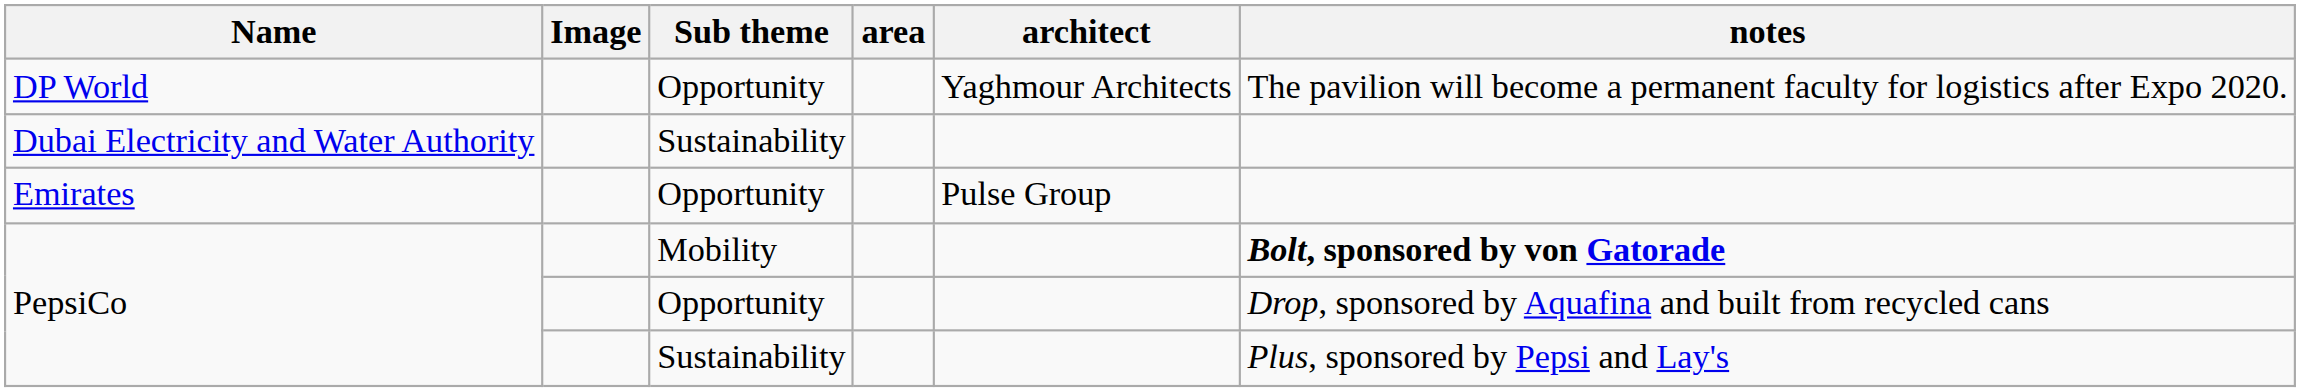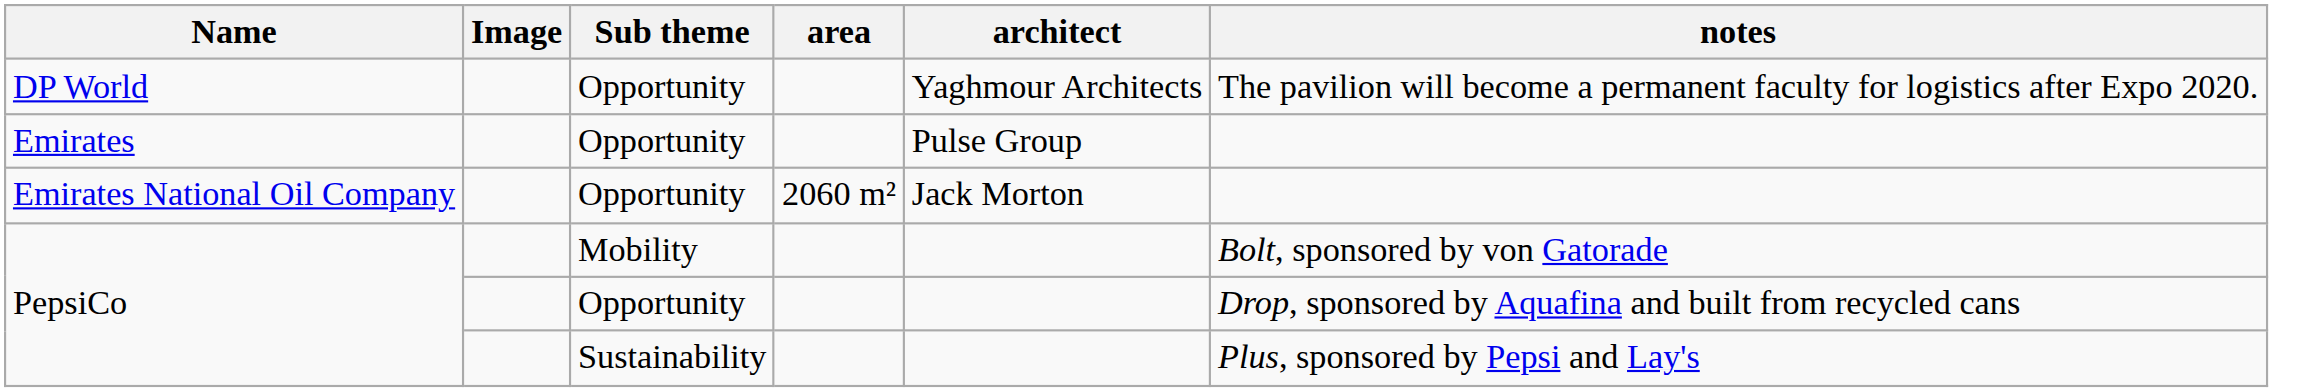- row: (274, 140)
+ row: (234, 194)
(1486, 248) bold -> (1443, 248) normal
